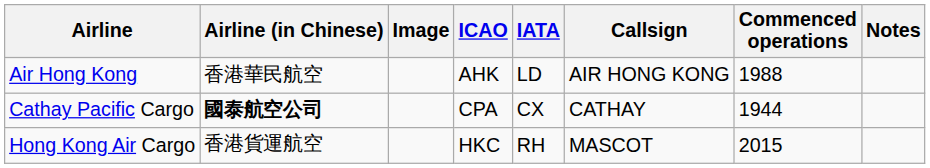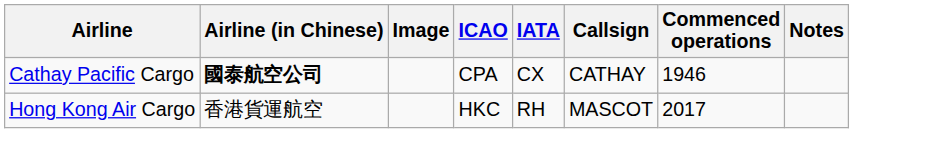- row: (73, 75)
(761, 110) 1944 -> (684, 75) 1946
(761, 145) 2015 -> (684, 110) 2017
